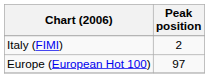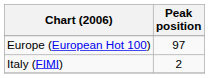rows swapped: (79, 63) <-> (35, 45)
